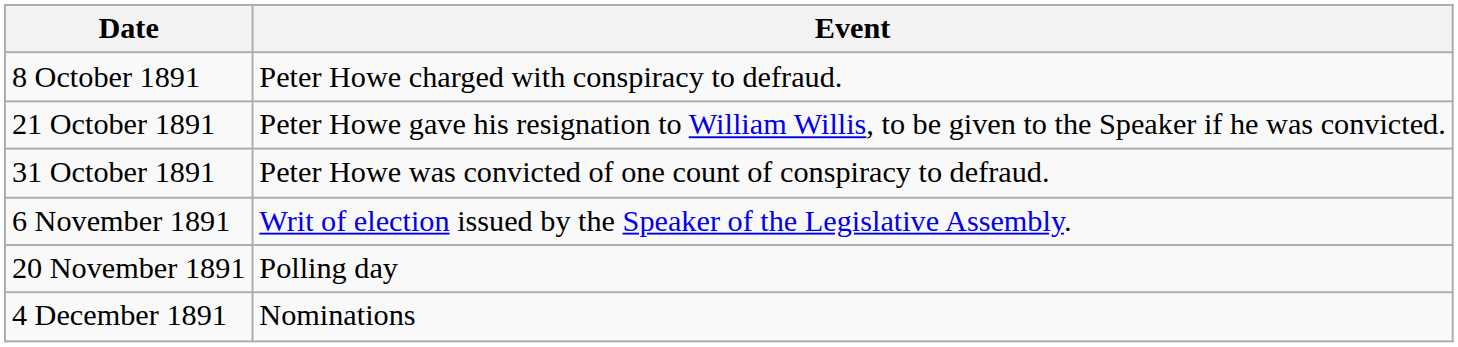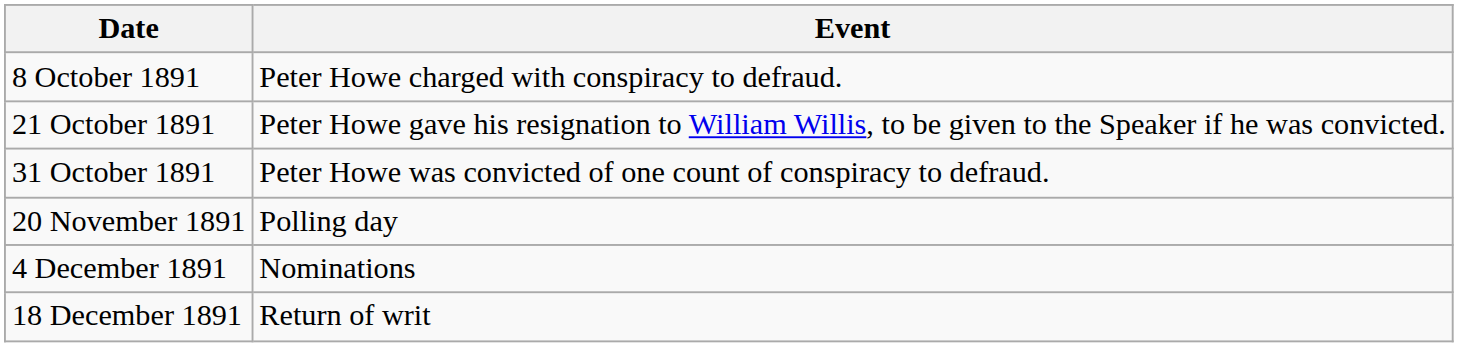- row: (121, 220)
+ row: (127, 316)
